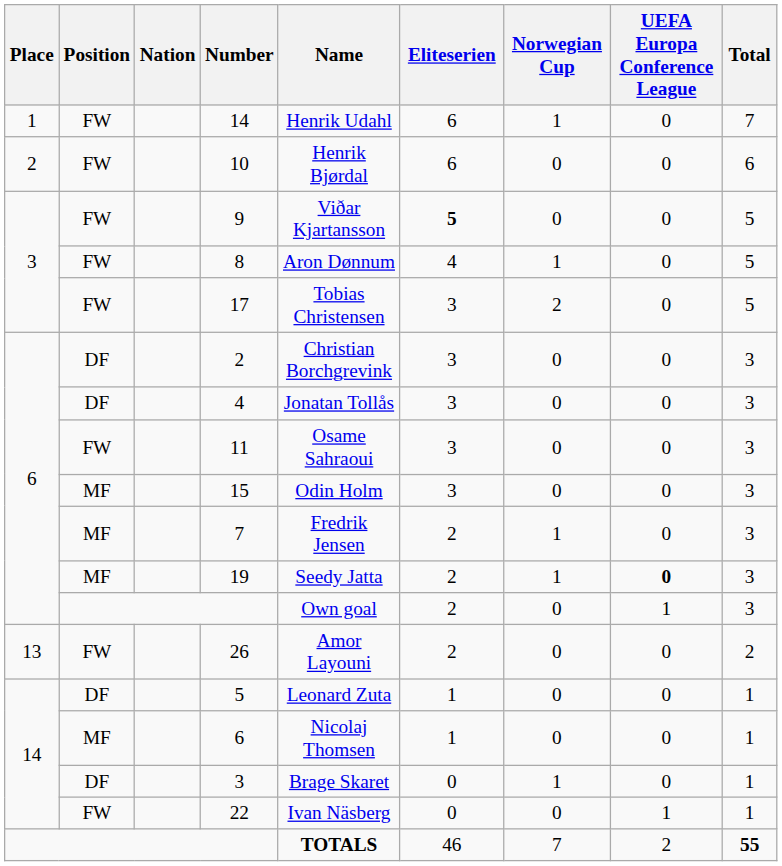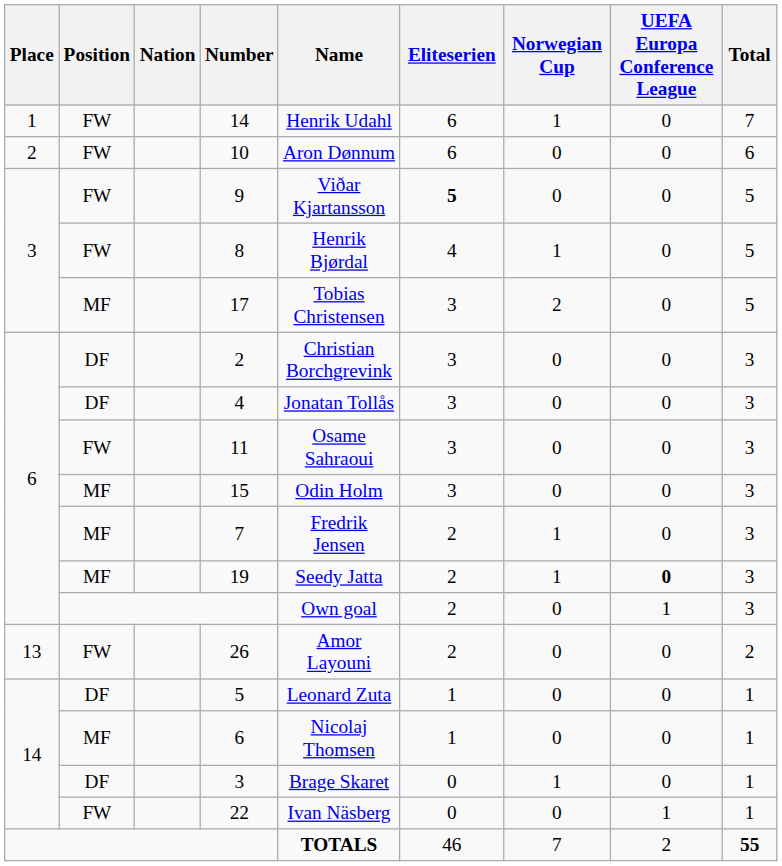(339, 164) Henrik Bjørdal -> (339, 152) Aron Dønnum
(339, 262) Aron Dønnum -> (339, 250) Henrik Bjørdal
(97, 305) FW -> (97, 305) MF
